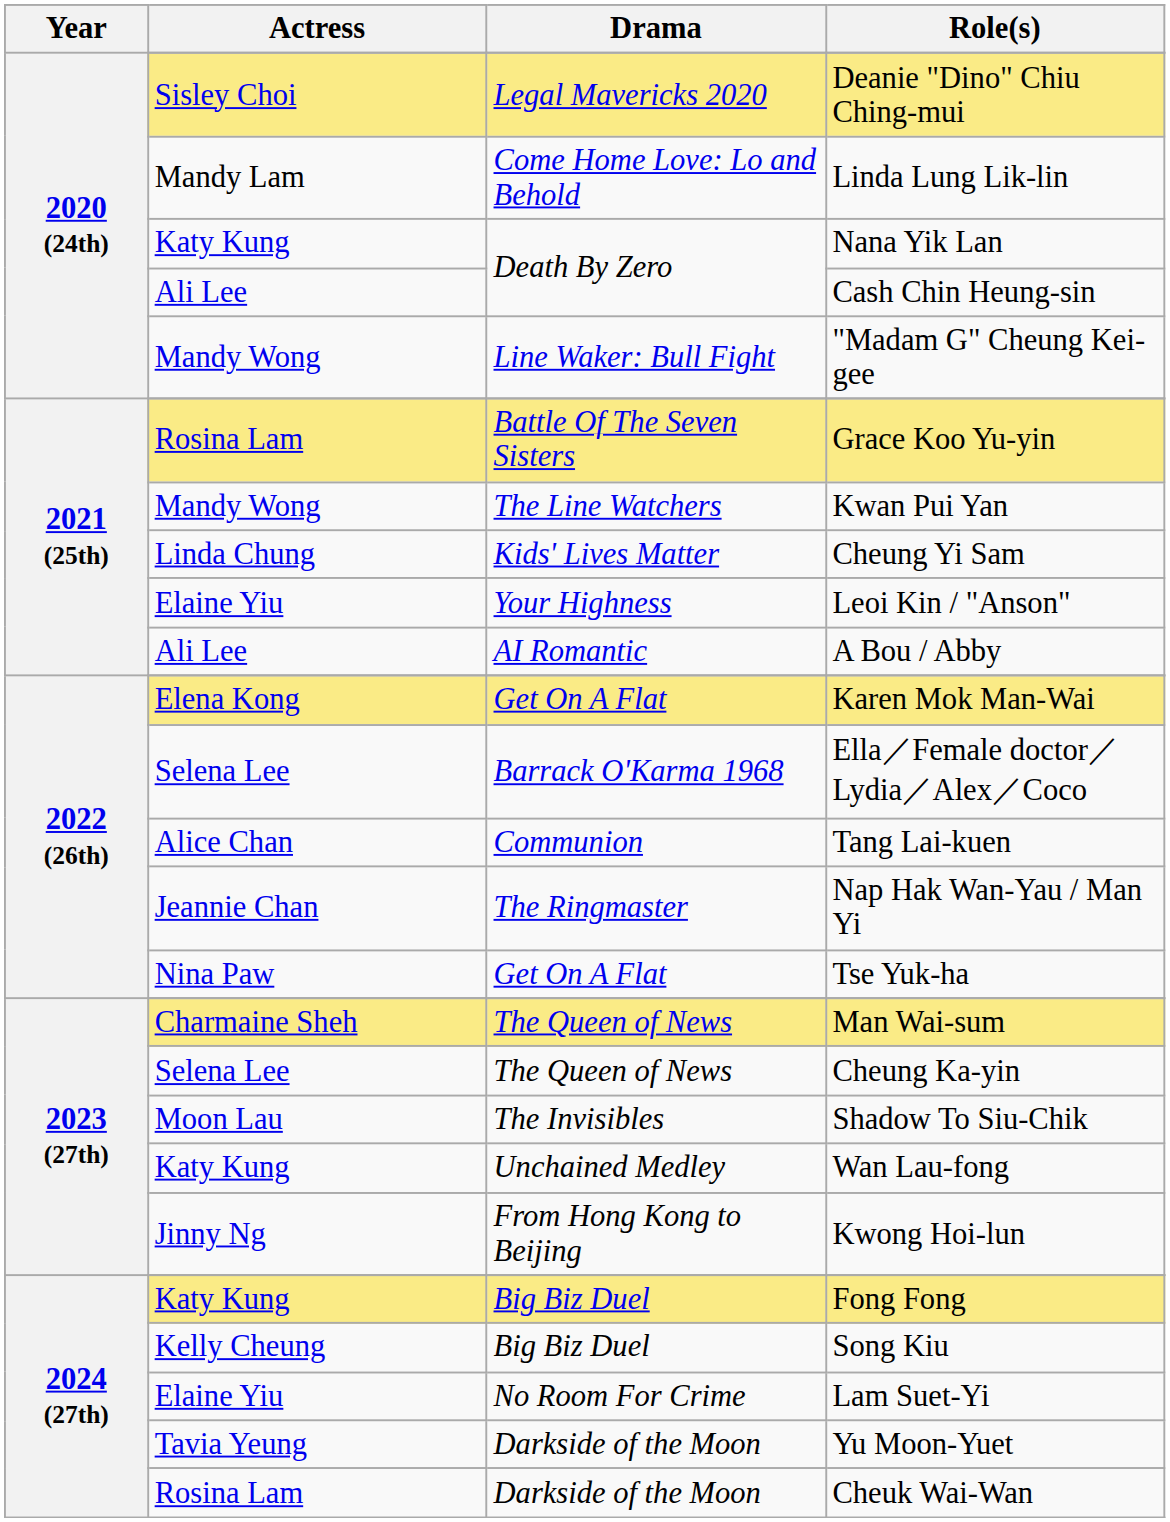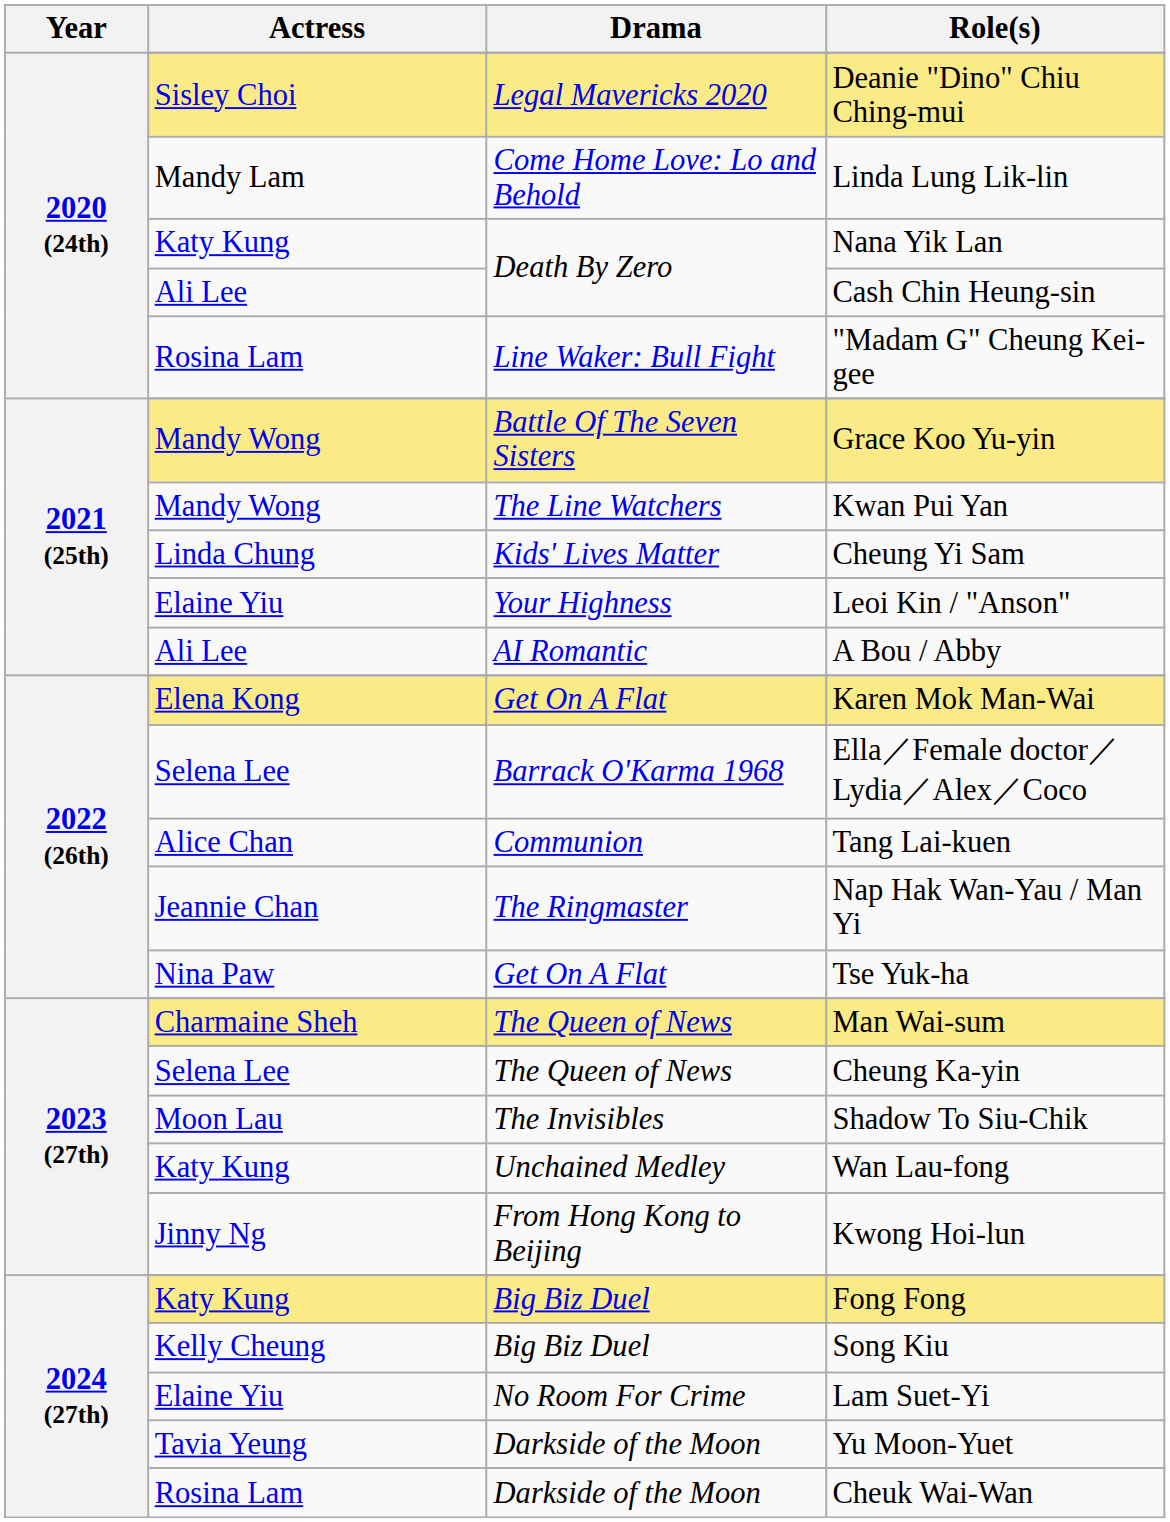(238, 357) Mandy Wong -> (229, 357) Rosina Lam
(229, 439) Rosina Lam -> (238, 439) Mandy Wong
